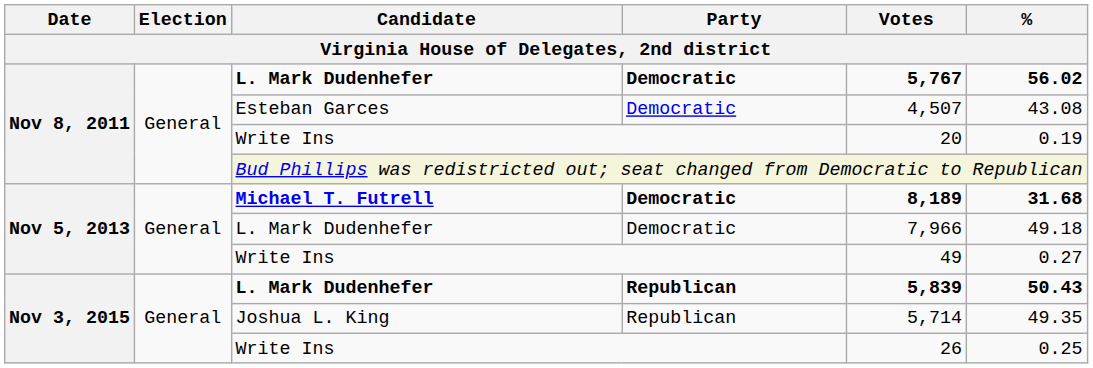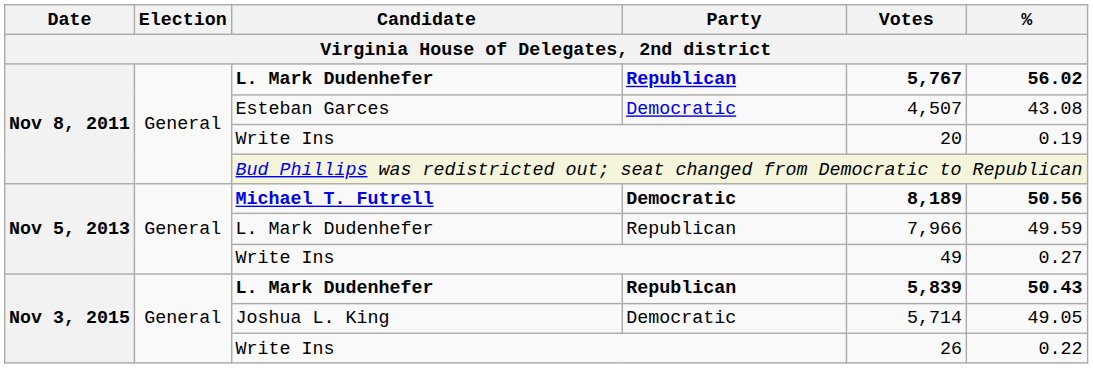(681, 79) Democratic -> (681, 79) Republican
(1055, 199) 31.68 -> (1055, 199) 50.56
(681, 229) Democratic -> (681, 229) Republican
(1055, 229) 49.18 -> (1055, 229) 49.59
(681, 318) Republican -> (681, 318) Democratic
(1055, 318) 49.35 -> (1055, 318) 49.05
(1061, 348) 0.25 -> (1061, 348) 0.22
